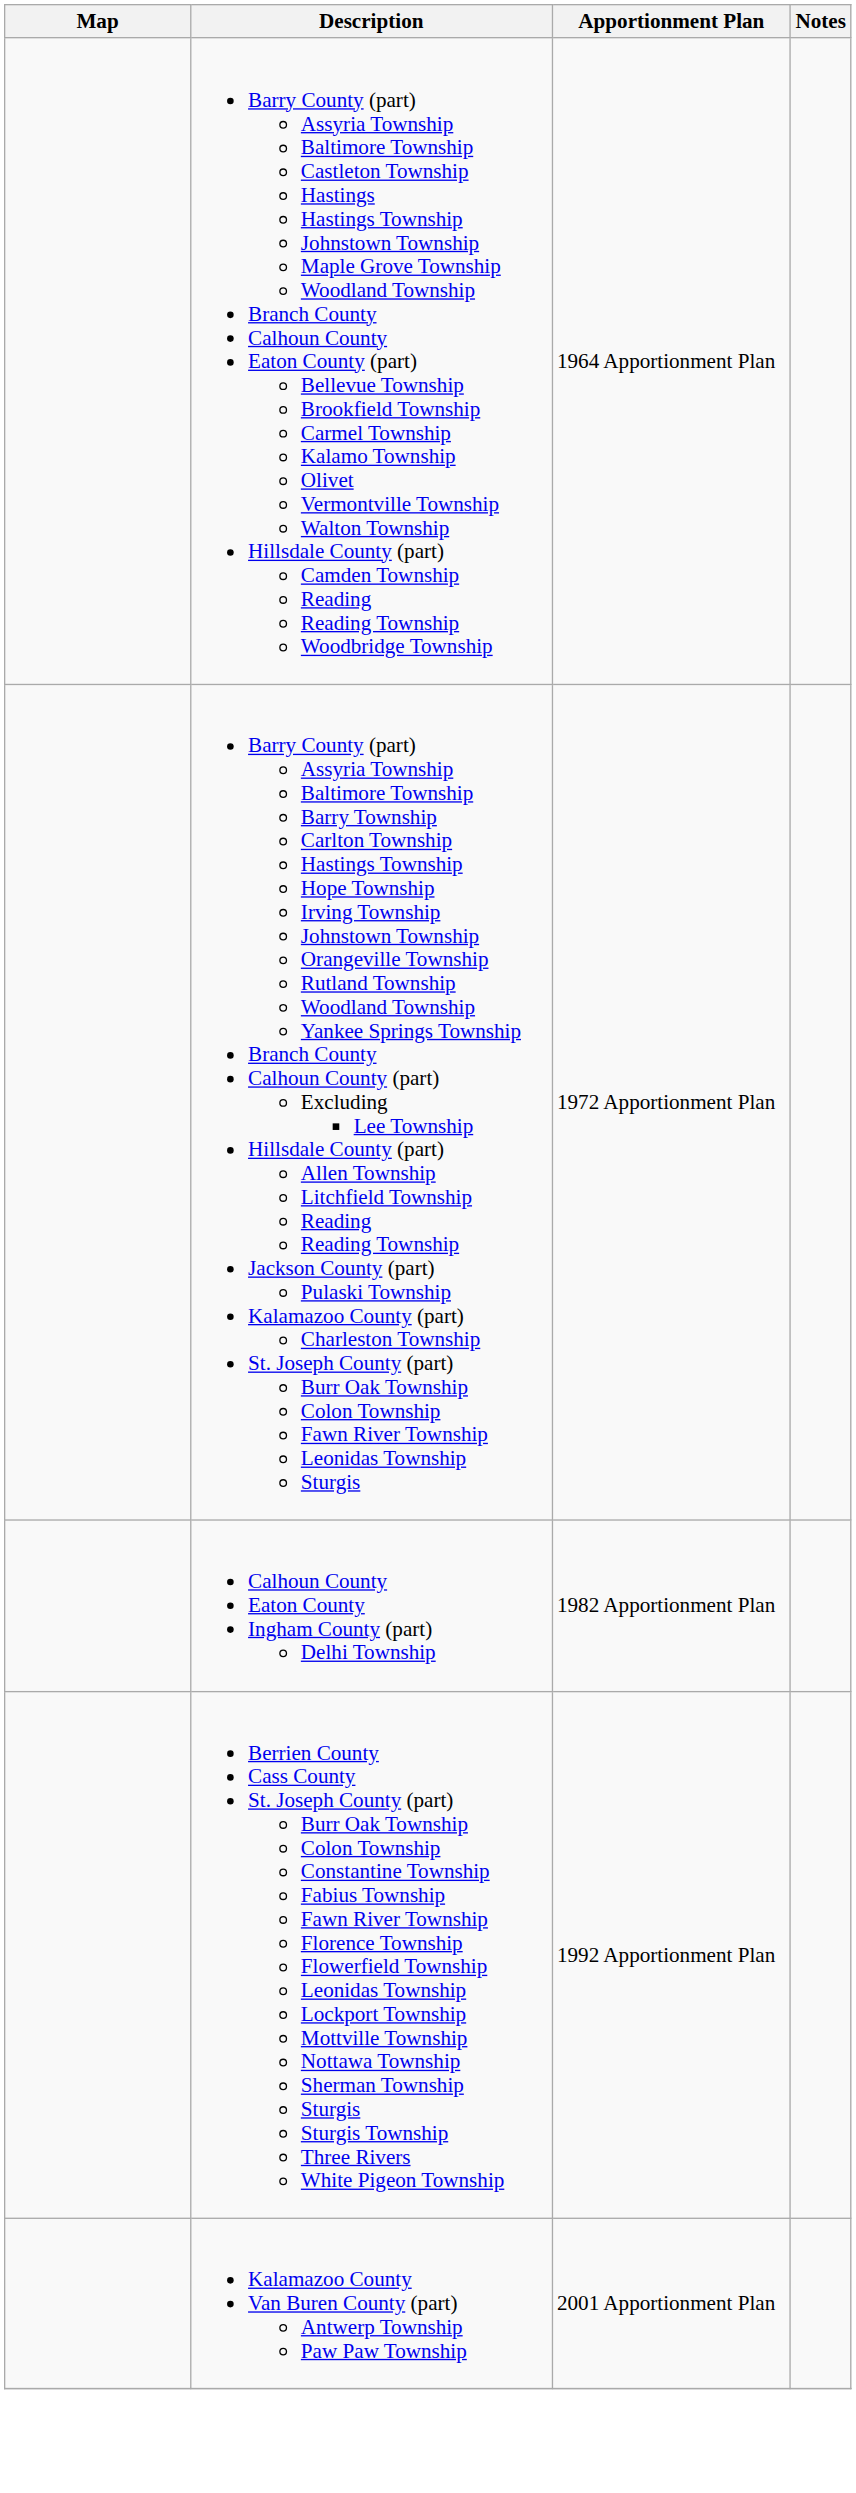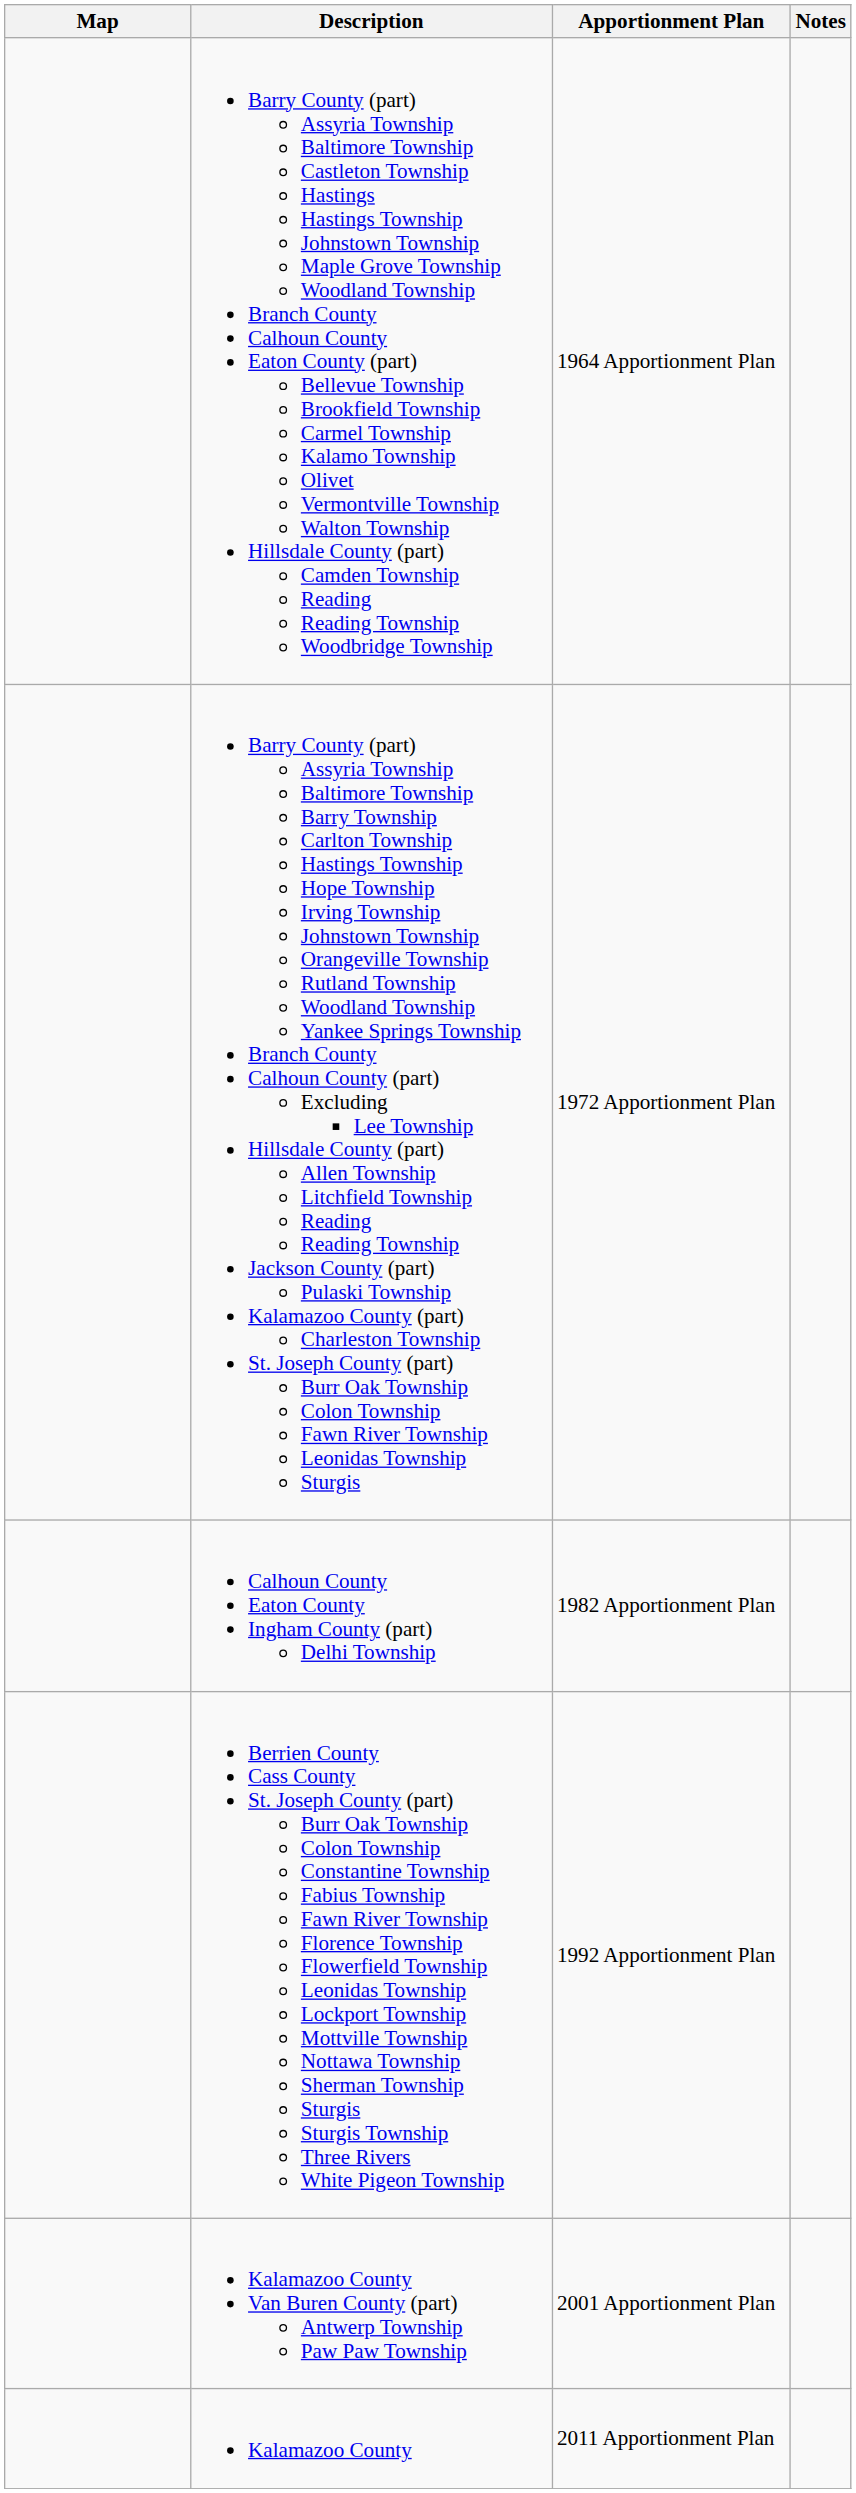+ row: (371, 2451)
